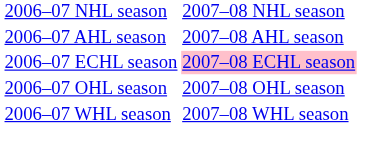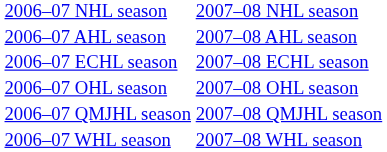(269, 62) pink background -> (282, 62) no background
+ row: (98, 113)
